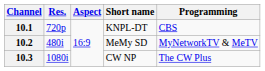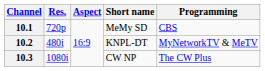(127, 27) KNPL-DT -> (126, 27) MeMy SD
(126, 43) MeMy SD -> (127, 43) KNPL-DT
